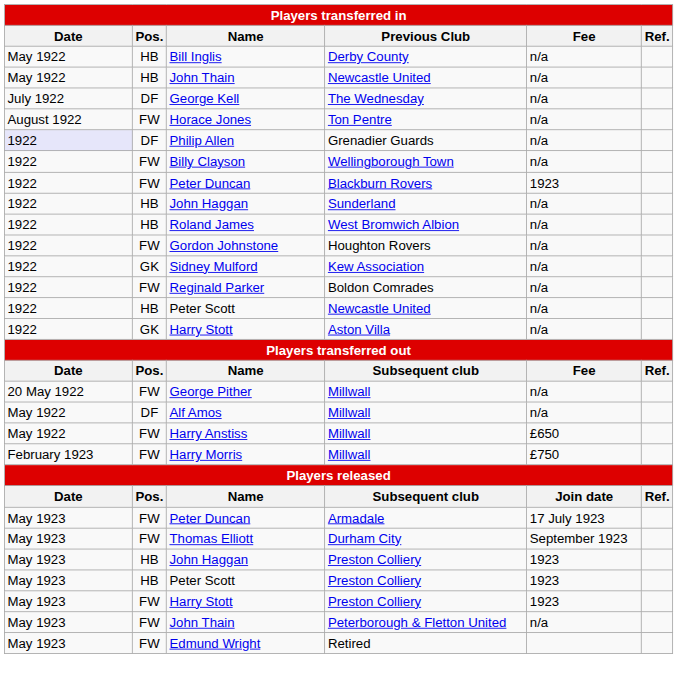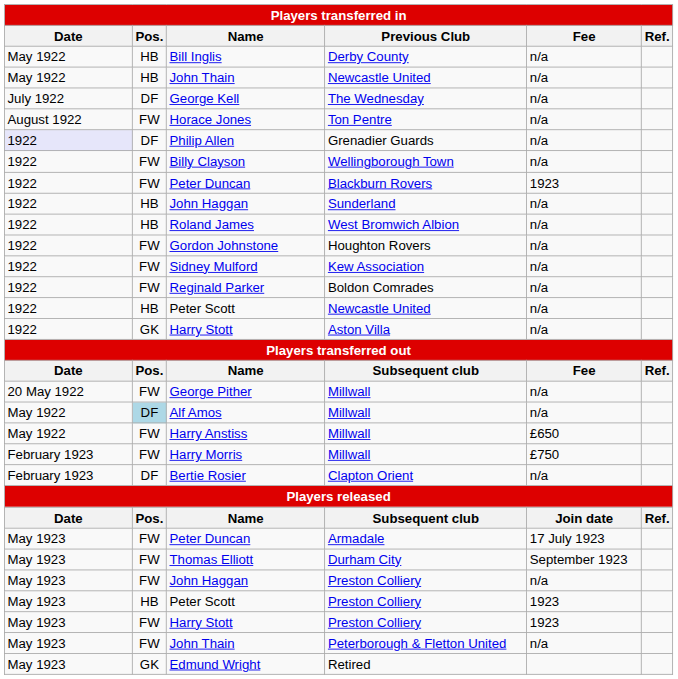(149, 266) GK -> (149, 266) FW
(149, 413) no background -> (149, 413) lightblue background
+ row: (208, 476)
(149, 559) HB -> (149, 580) FW
(544, 559) 1923 -> (539, 580) n/a
(149, 643) FW -> (149, 664) GK
